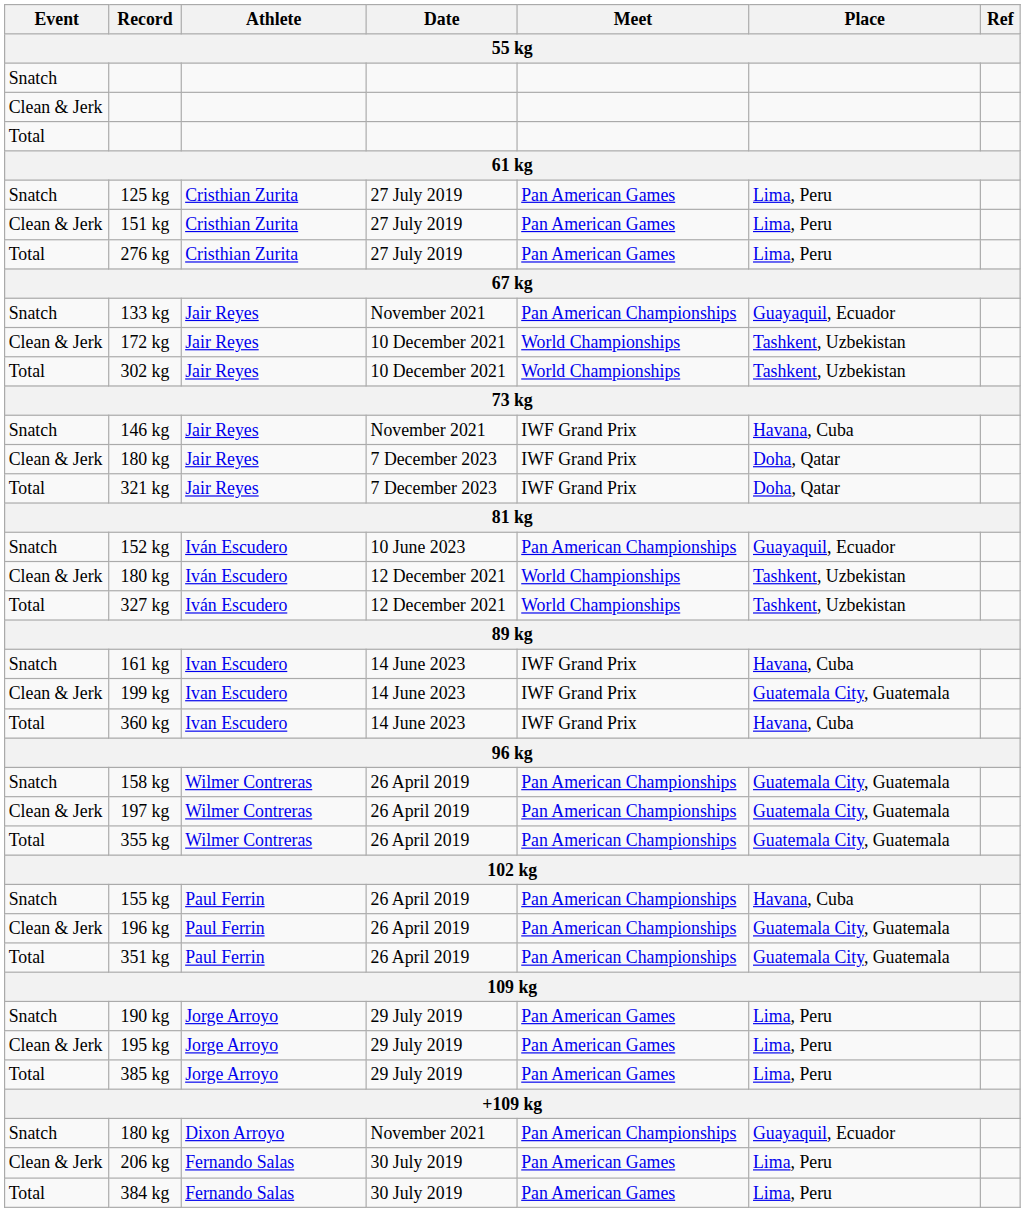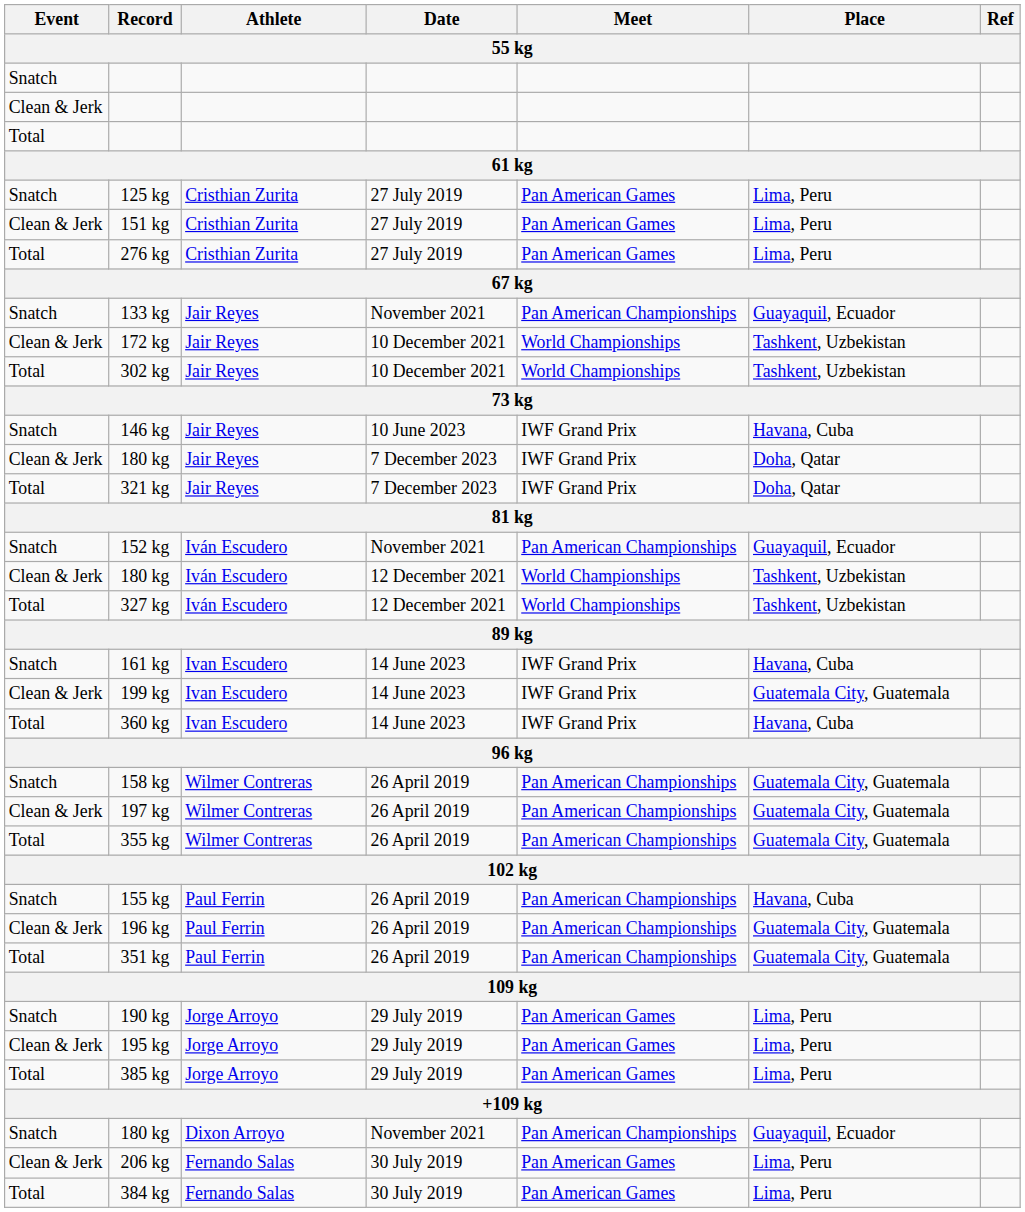(428, 429) November 2021 -> (418, 429) 10 June 2023
(418, 547) 10 June 2023 -> (428, 547) November 2021
